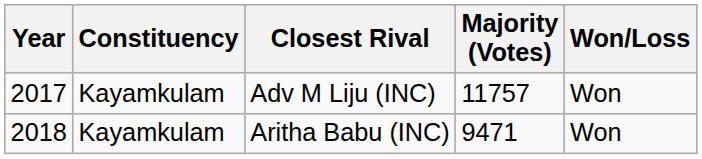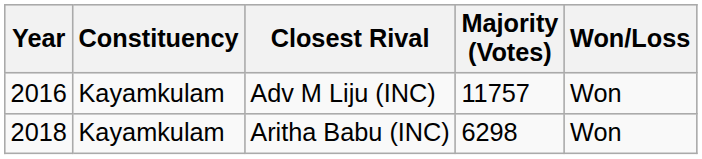(39, 93) 2017 -> (39, 93) 2016
(490, 133) 9471 -> (490, 133) 6298
